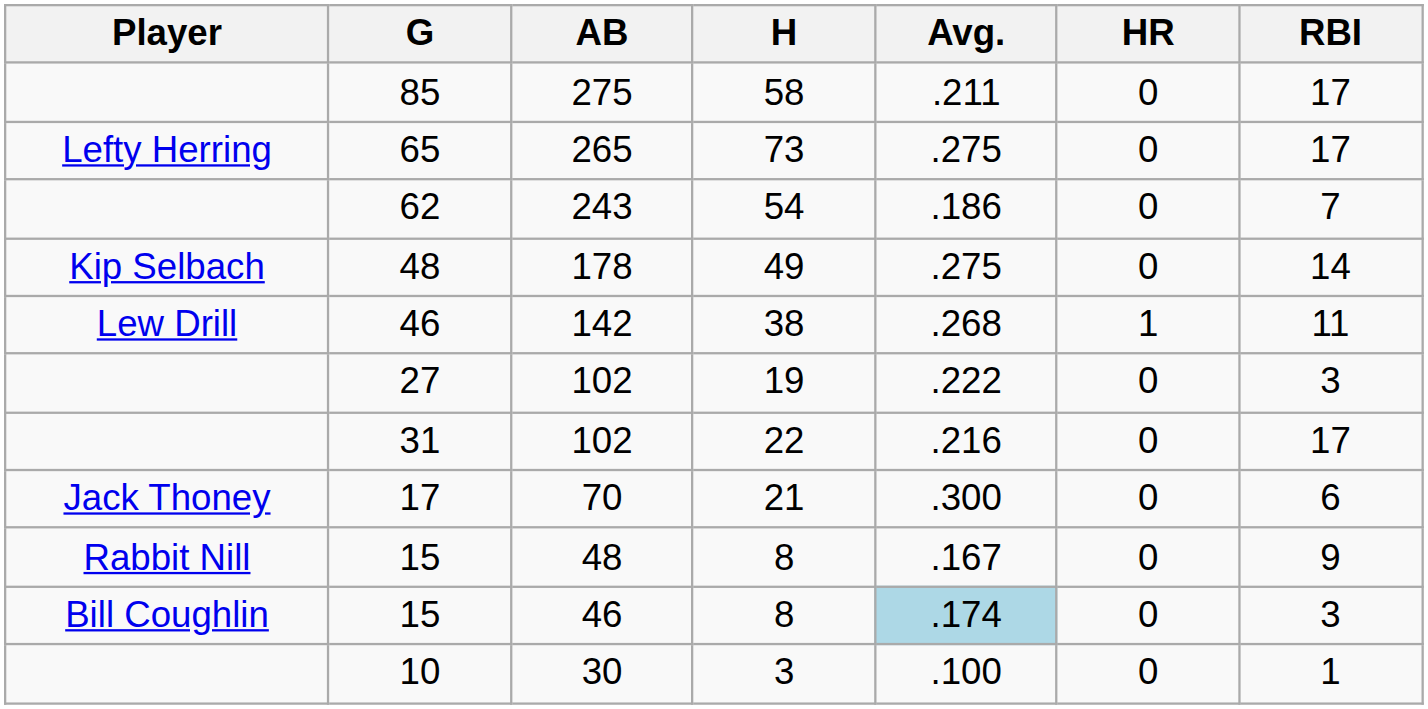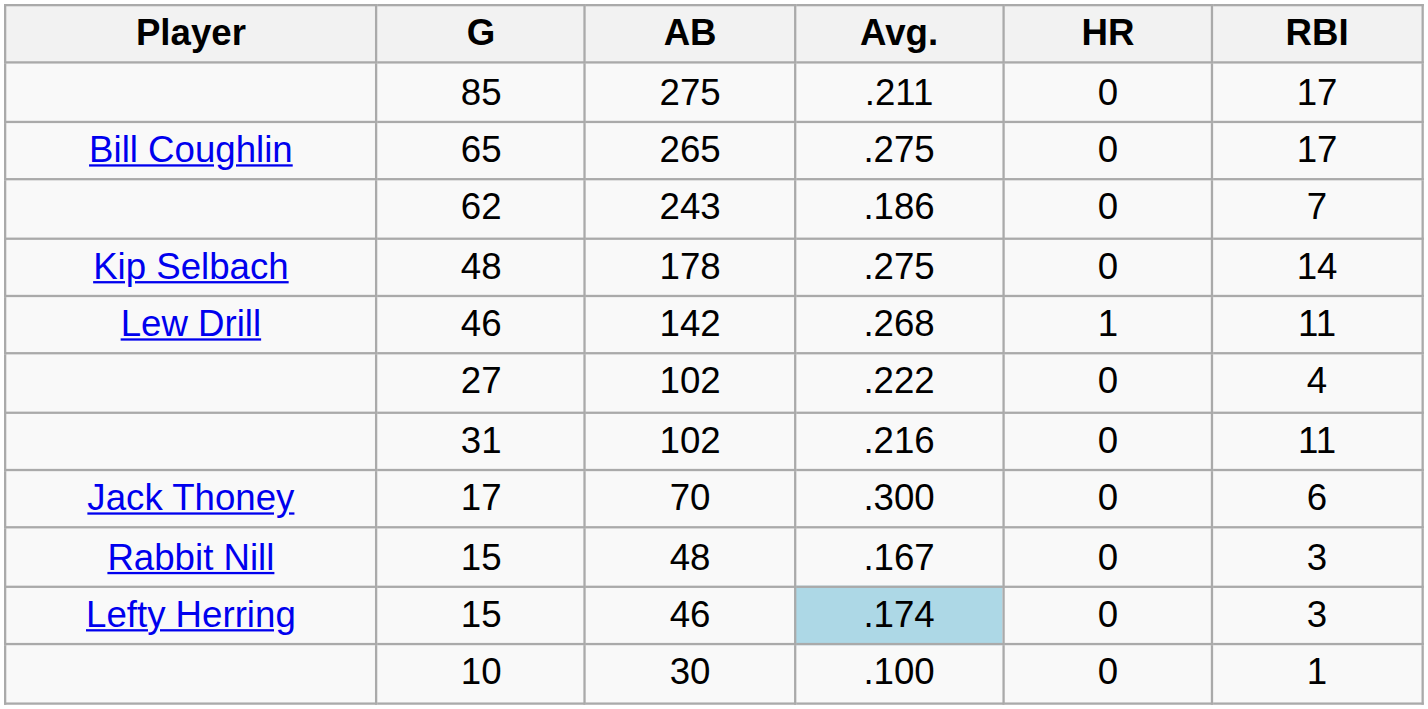- column: (784, 33)
(167, 149) Lefty Herring -> (191, 149) Bill Coughlin
(1330, 382) 3 -> (1317, 382) 4
(1330, 440) 17 -> (1317, 440) 11
(1330, 556) 9 -> (1317, 556) 3
(167, 614) Bill Coughlin -> (191, 614) Lefty Herring
